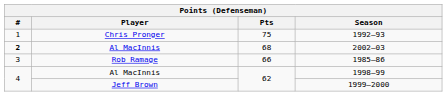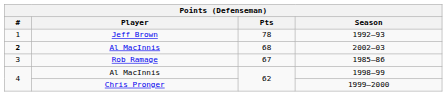(135, 36) Chris Pronger -> (135, 36) Jeff Brown
(267, 36) 75 -> (267, 36) 78
(267, 60) 66 -> (267, 60) 67
(135, 85) Jeff Brown -> (135, 85) Chris Pronger
